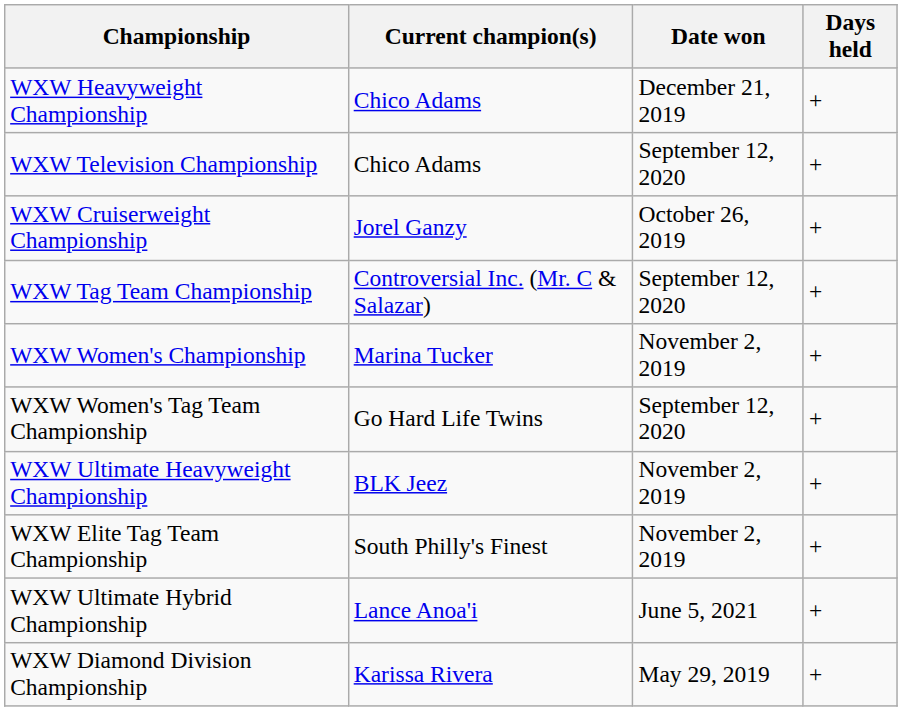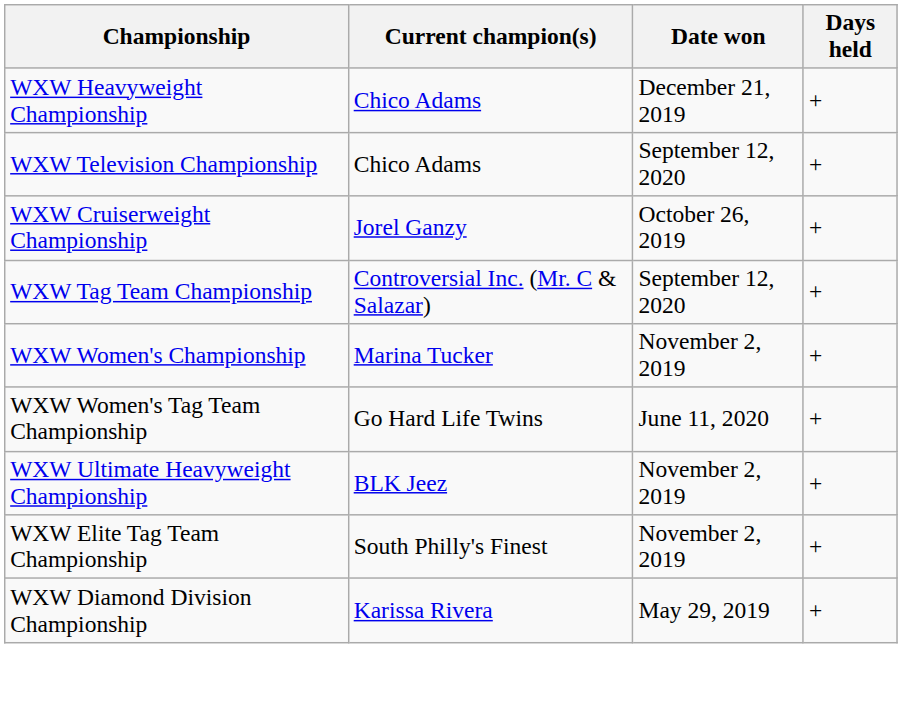(706, 418) September 12, 2020 -> (704, 418) June 11, 2020
- row: (121, 610)
